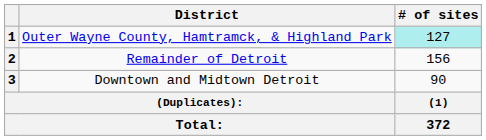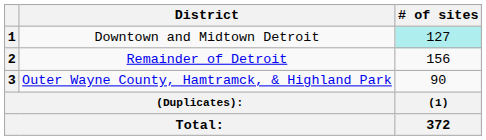(207, 37) Outer Wayne County, Hamtramck, & Highland Park -> (207, 37) Downtown and Midtown Detroit
(207, 81) Downtown and Midtown Detroit -> (207, 81) Outer Wayne County, Hamtramck, & Highland Park
